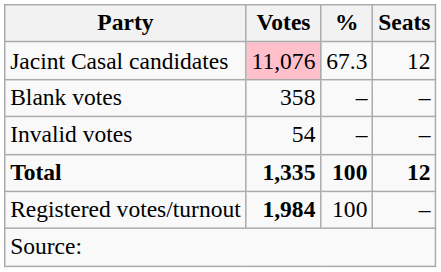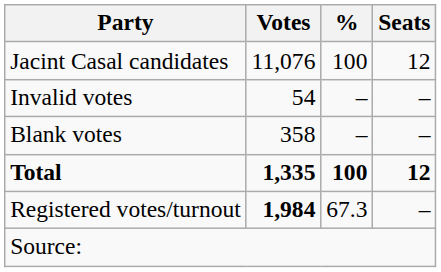(283, 60) pink background -> (283, 60) no background
(347, 60) 67.3 -> (350, 60) 100
rows swapped: (66, 97) <-> (71, 135)
(350, 209) 100 -> (347, 209) 67.3
